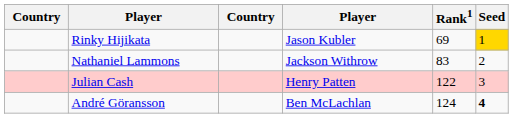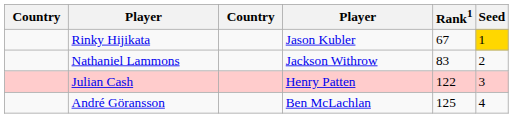(443, 39) 69 -> (443, 39) 67
(446, 102) 124 -> (446, 102) 125
(482, 102) bold -> (482, 102) normal
